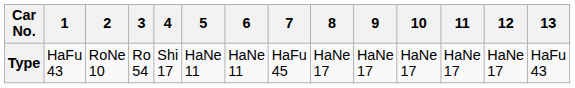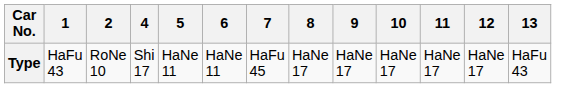- column: (141, 24)
